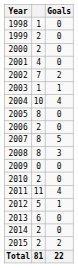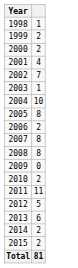- column: (59, 11)
